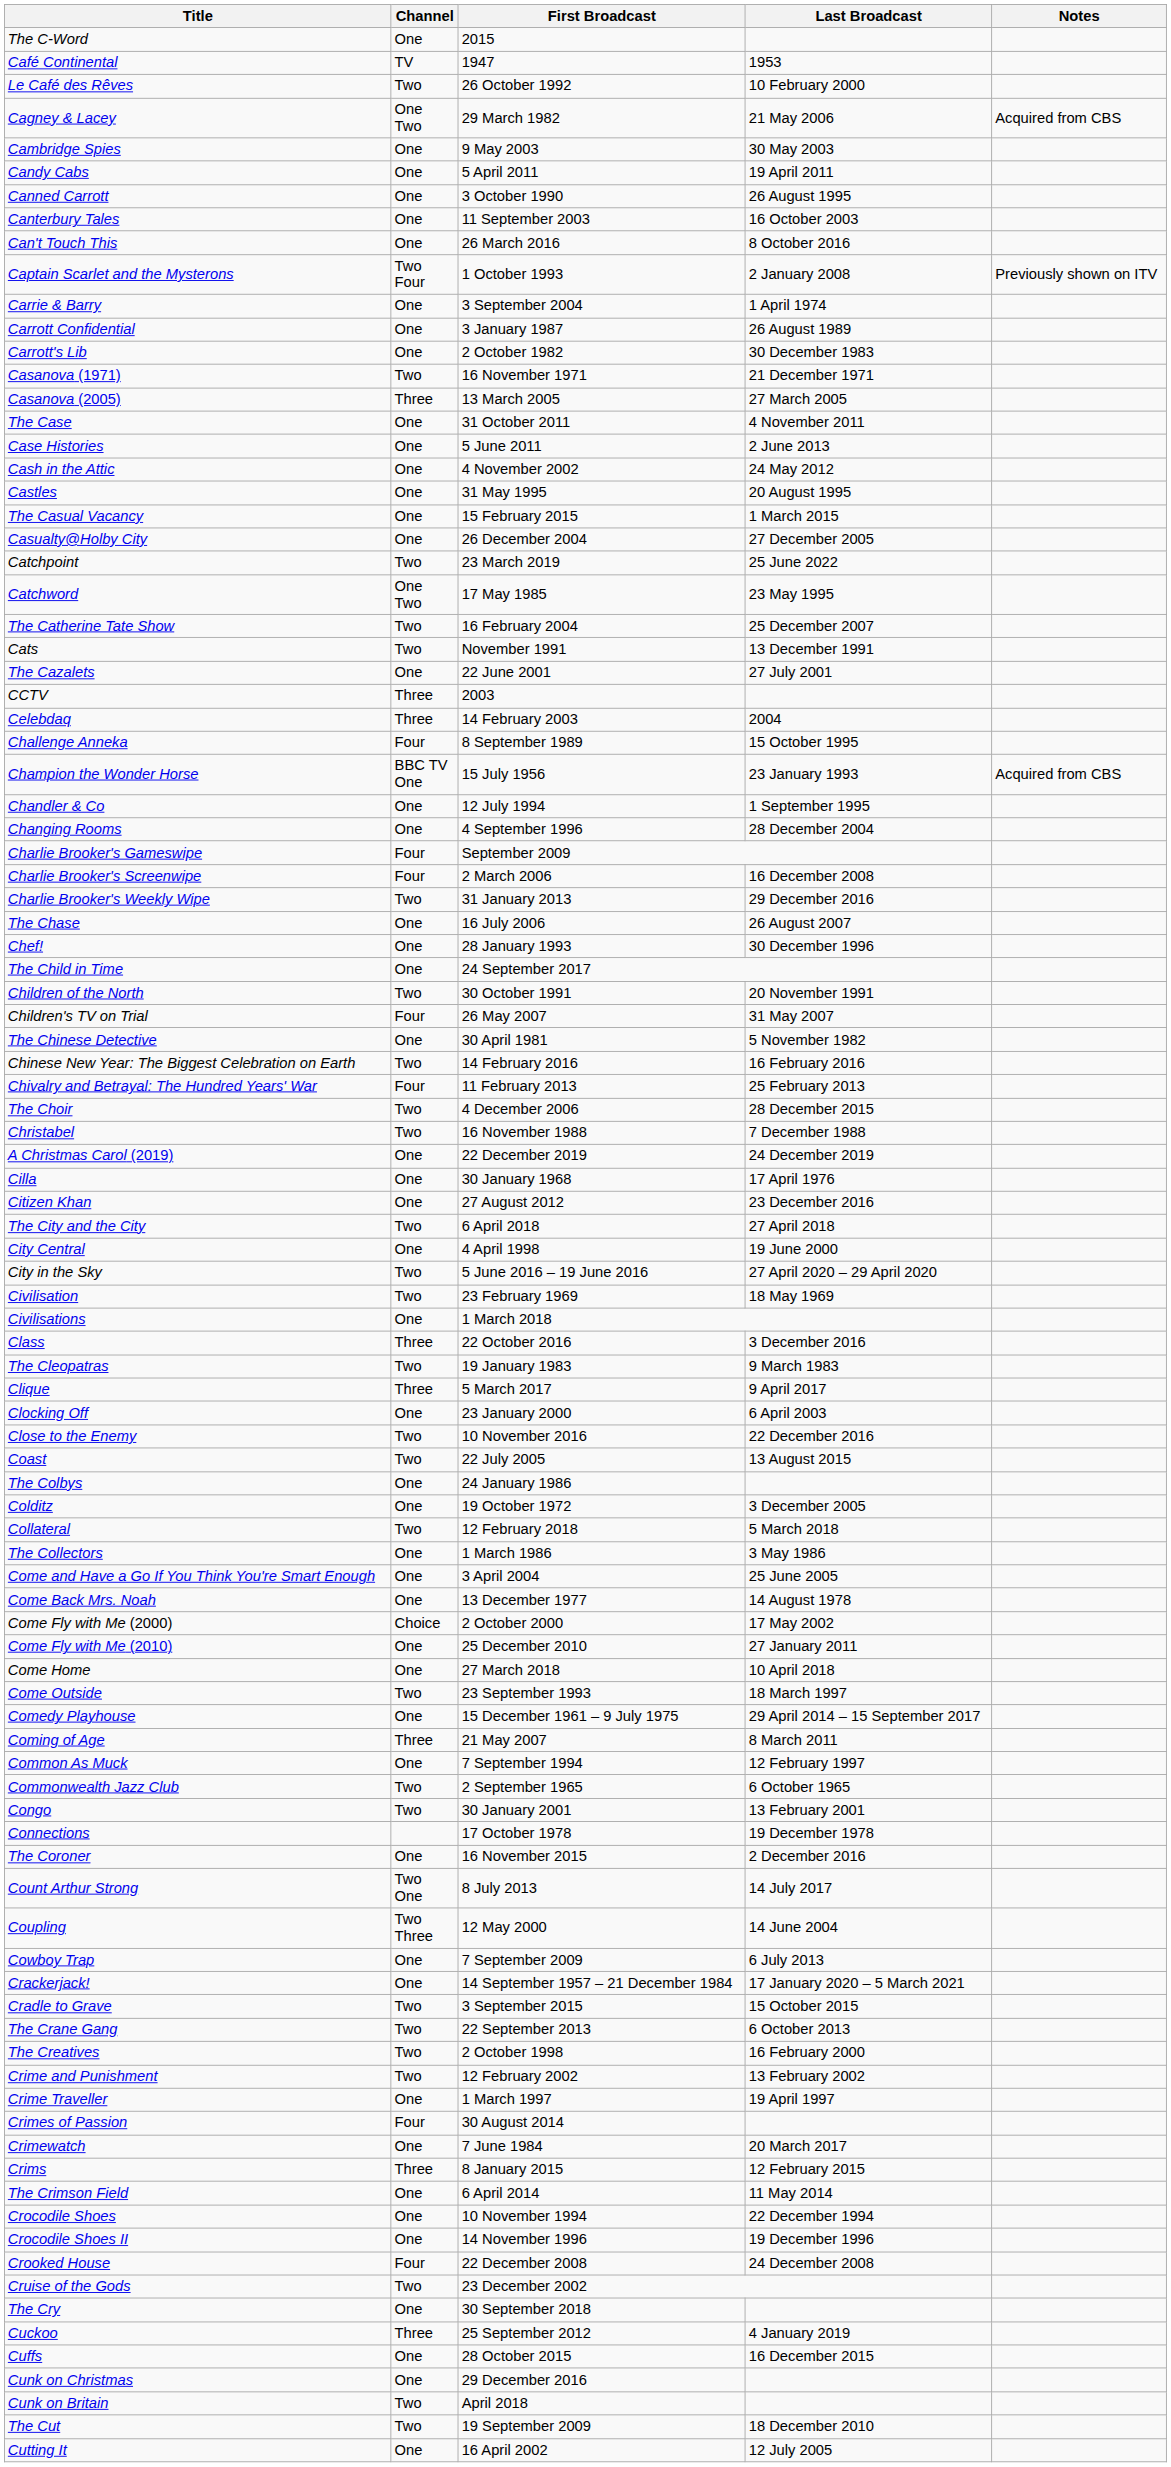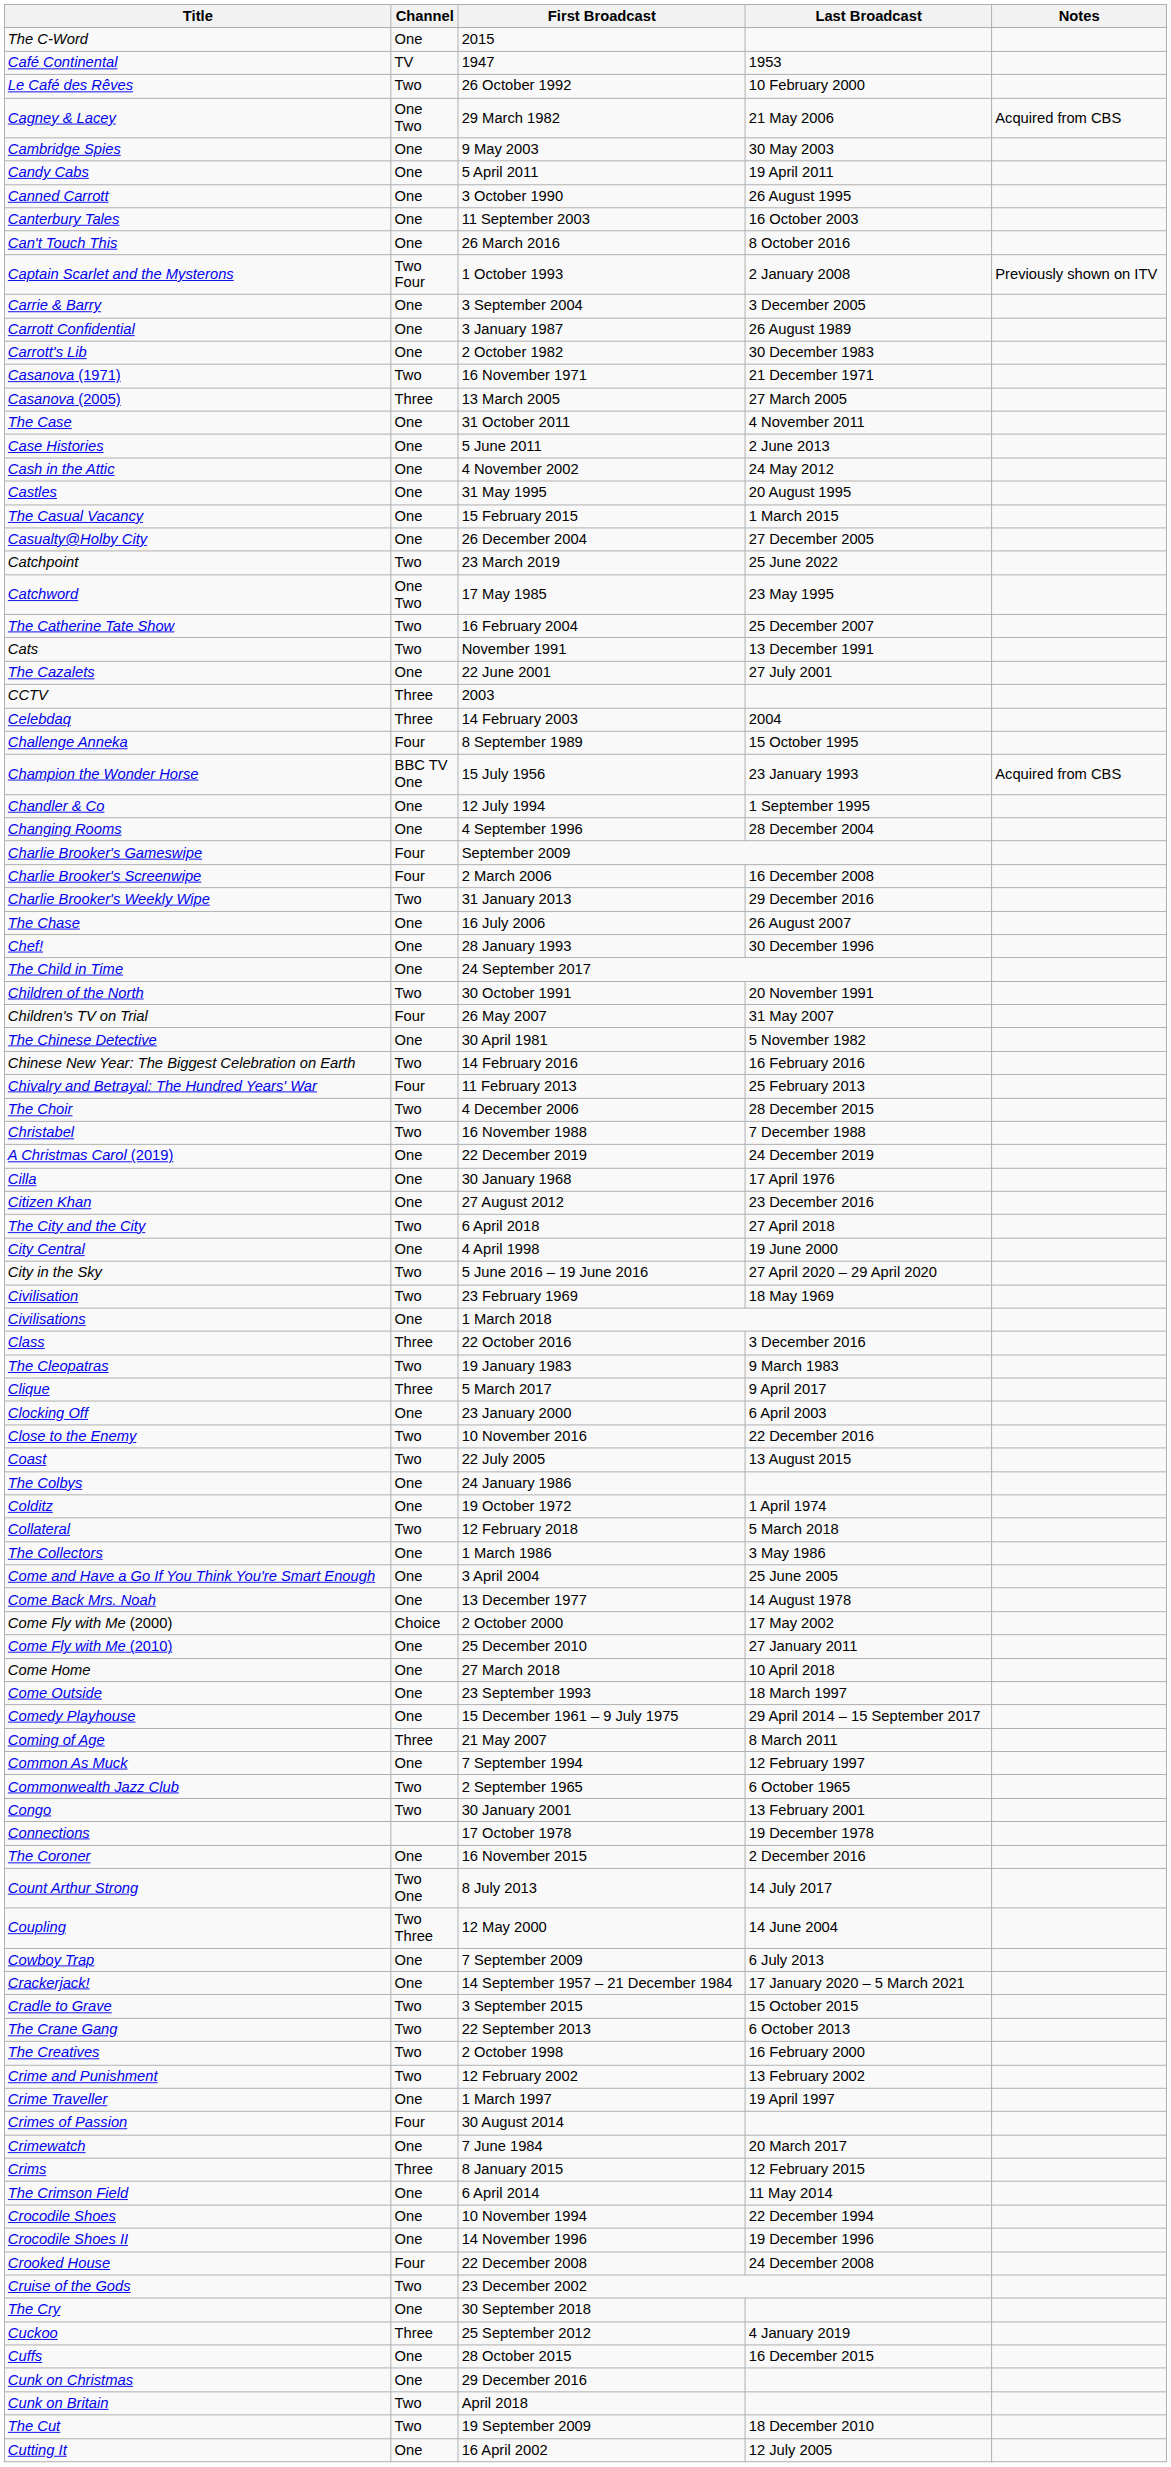(788, 306) 1 April 1974 -> (807, 306) 3 December 2005
(807, 1506) 3 December 2005 -> (788, 1506) 1 April 1974
(408, 1693) Two -> (409, 1693) One
